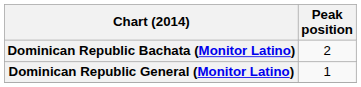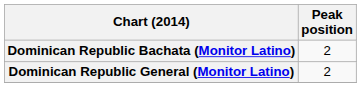(327, 72) 1 -> (327, 72) 2
